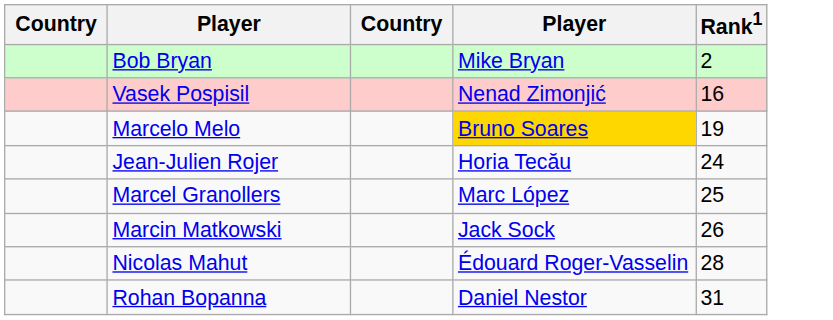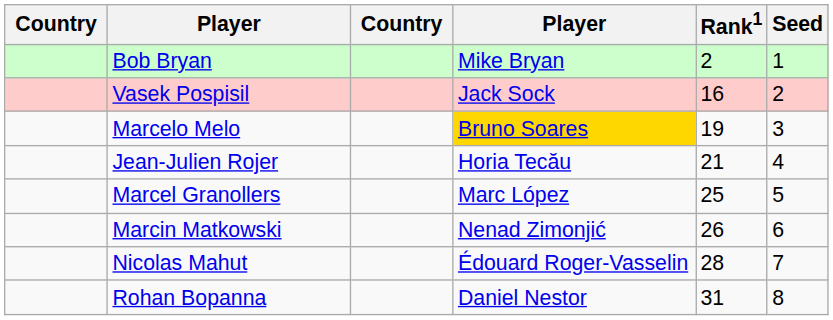+ column: (798, 24)
(532, 94) Nenad Zimonjić -> (506, 94) Jack Sock
(712, 162) 24 -> (712, 162) 21
(506, 229) Jack Sock -> (532, 229) Nenad Zimonjić
